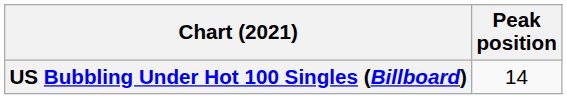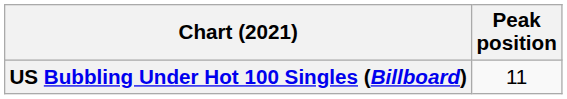(517, 76) 14 -> (517, 76) 11
